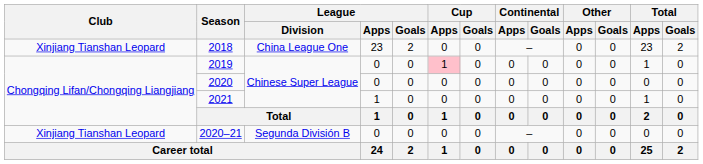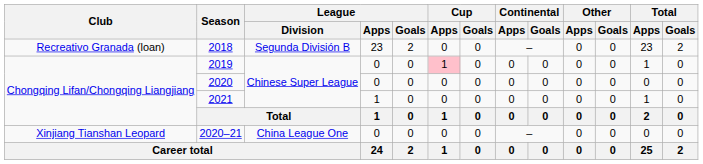(101, 47) Xinjiang Tianshan Leopard -> (101, 47) Recreativo Granada (loan)
(302, 47) China League One -> (302, 47) Segunda División B
(302, 133) Segunda División B -> (302, 133) China League One
